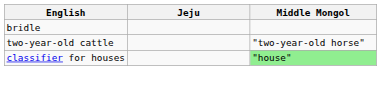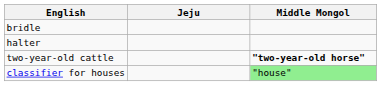+ row: (23, 42)
(309, 42) normal -> (309, 58) bold
